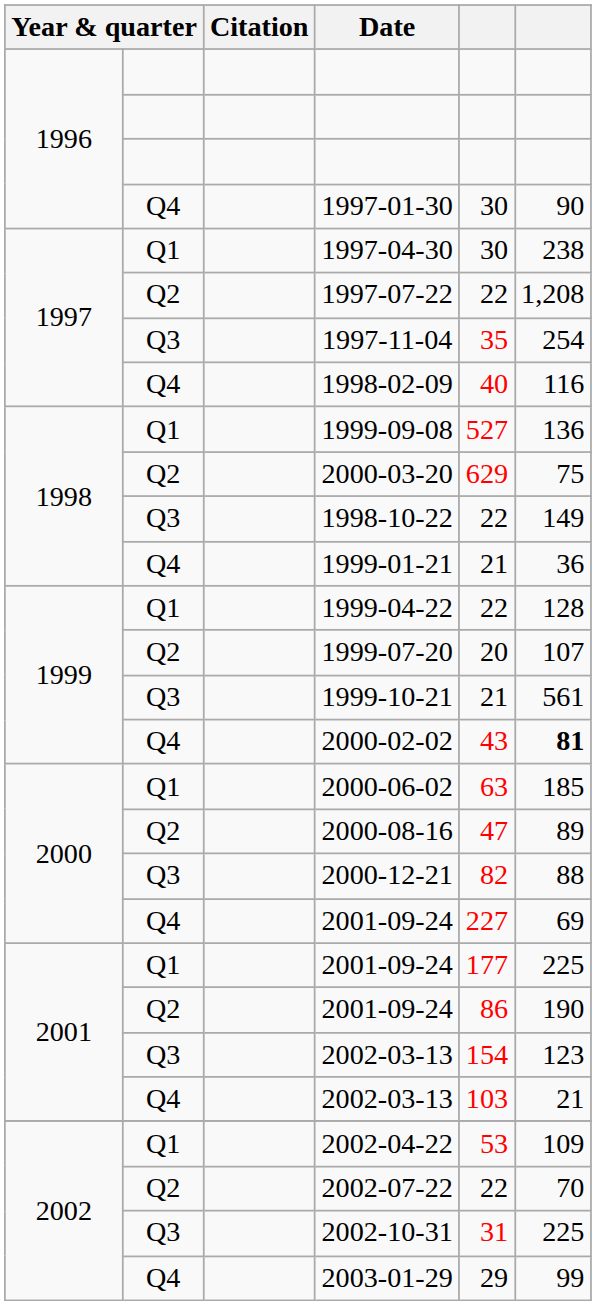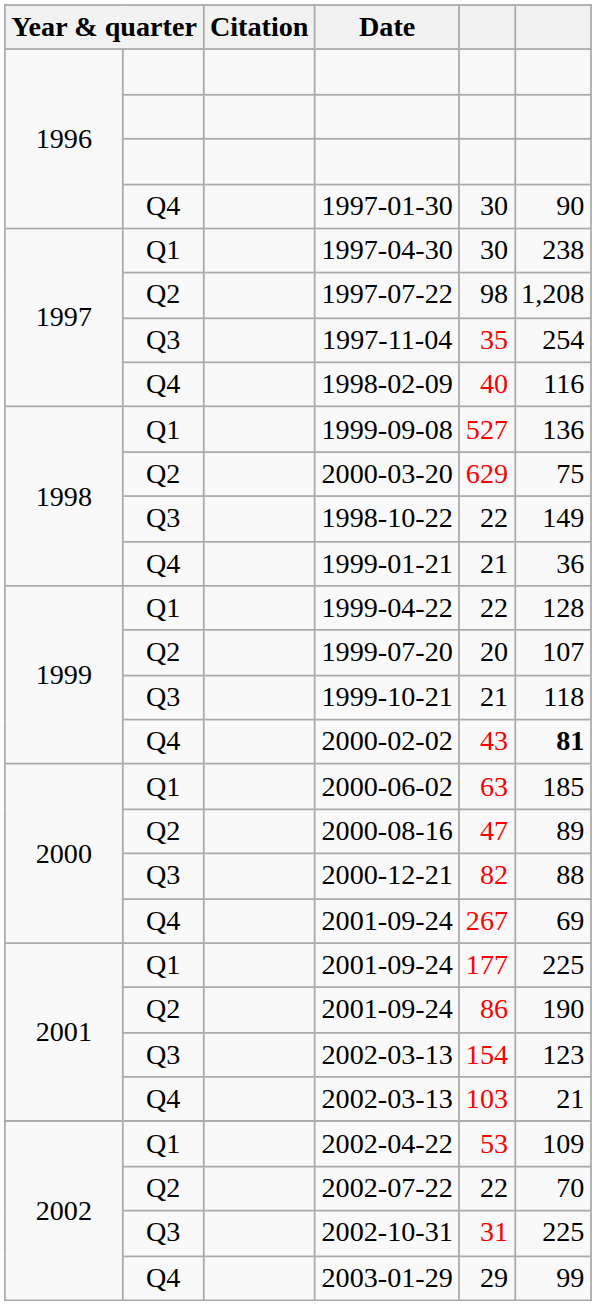(494, 294) 22 -> (494, 294) 98
(563, 696) 561 -> (564, 696) 118
(487, 920) 227 -> (487, 920) 267
